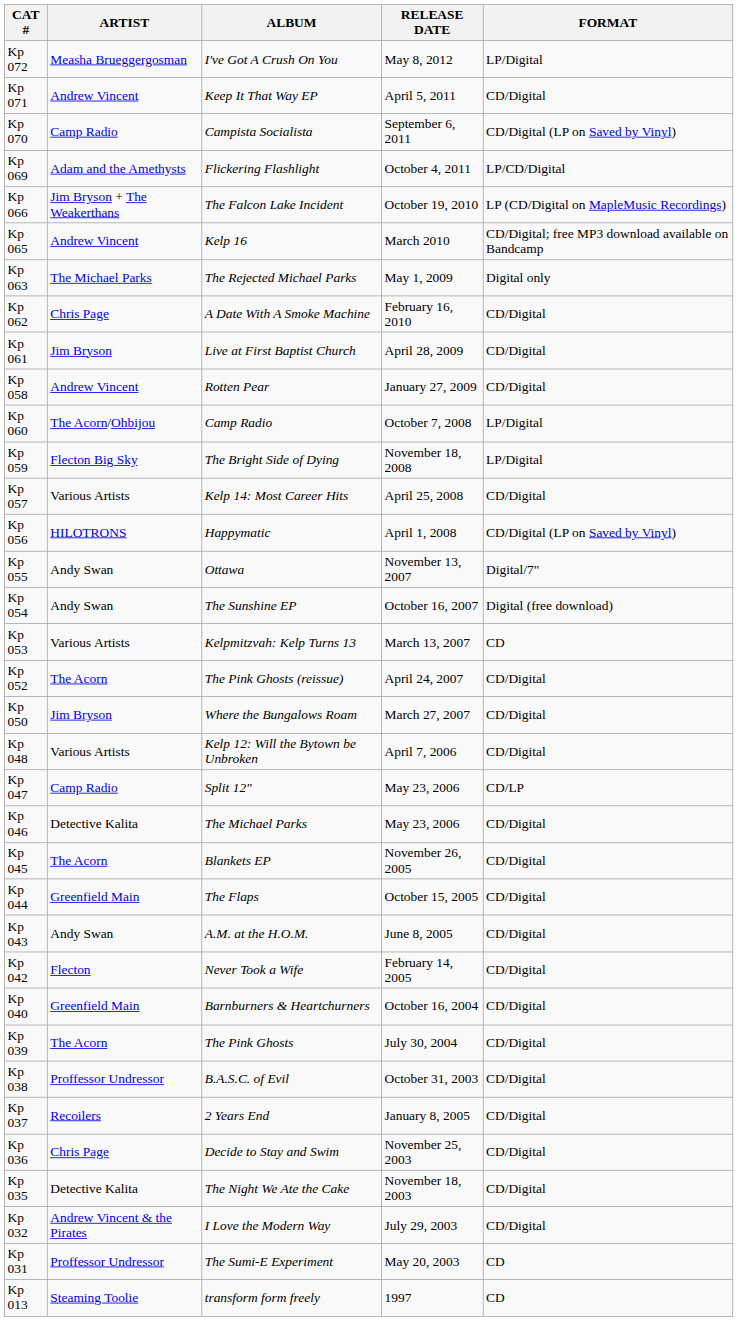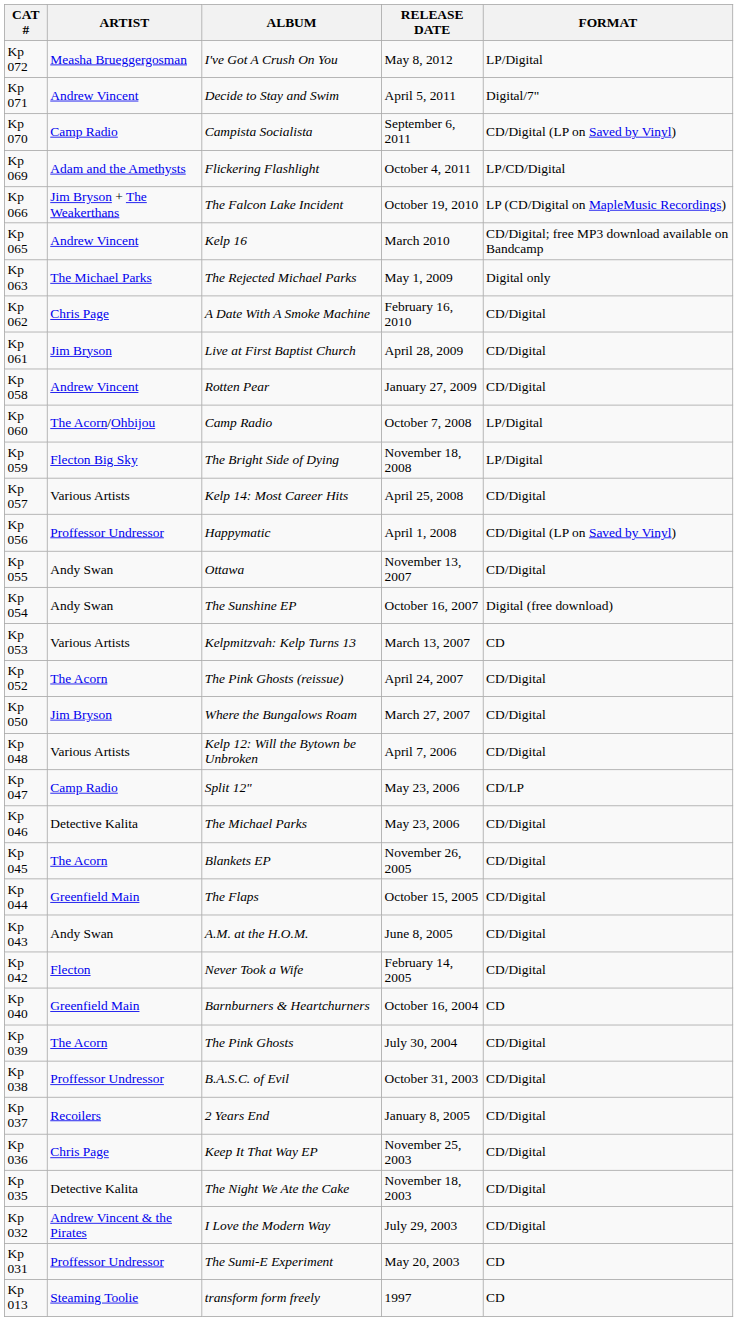(261, 95) Keep It That Way EP -> (272, 95) Decide to Stay and Swim
(516, 95) CD/Digital -> (513, 95) Digital/7"
(88, 532) HILOTRONS -> (107, 532) Proffessor Undressor
(513, 569) Digital/7" -> (516, 569) CD/Digital
(516, 1006) CD/Digital -> (495, 1006) CD
(272, 1152) Decide to Stay and Swim -> (261, 1152) Keep It That Way EP
